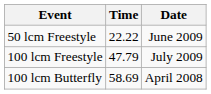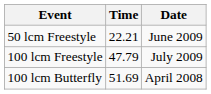(124, 36) 22.22 -> (124, 36) 22.21
(124, 78) 58.69 -> (124, 78) 51.69
